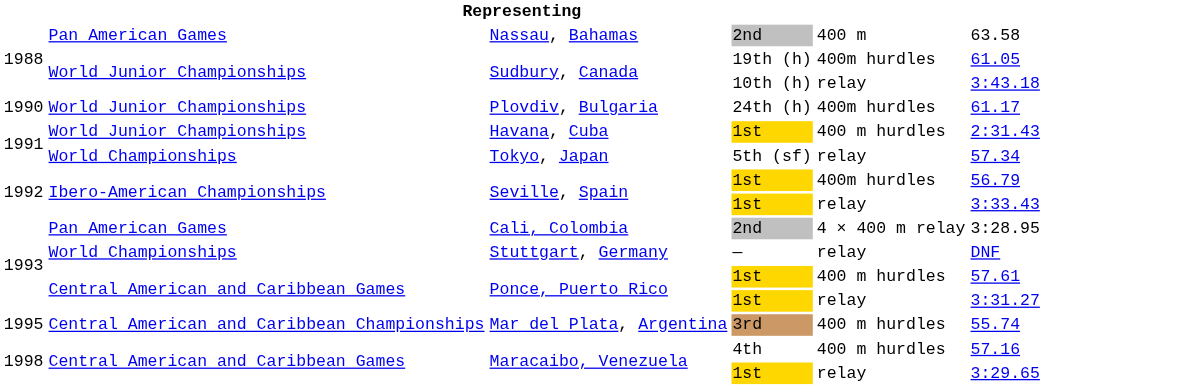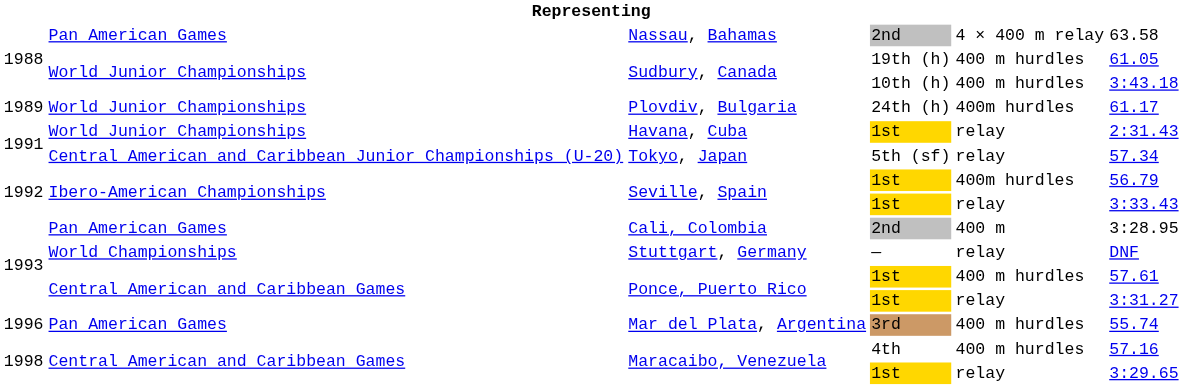(842, 35) 400 m -> (1030, 35) 4 × 400 m relay
(876, 60) 400m hurdles -> (1020, 60) 400 m hurdles
(842, 84) relay -> (1020, 84) 400 m hurdles
(24, 108) 1990 -> (24, 108) 1989
(881, 132) 400 m hurdles -> (980, 132) relay
(143, 156) World Championships -> (336, 156) Central American and Caribbean Junior Championships (U-20)
(891, 229) 4 × 400 m relay -> (980, 229) 400 m
(24, 325) 1995 -> (24, 325) 1996
(267, 325) Central American and Caribbean Championships -> (138, 325) Pan American Games
